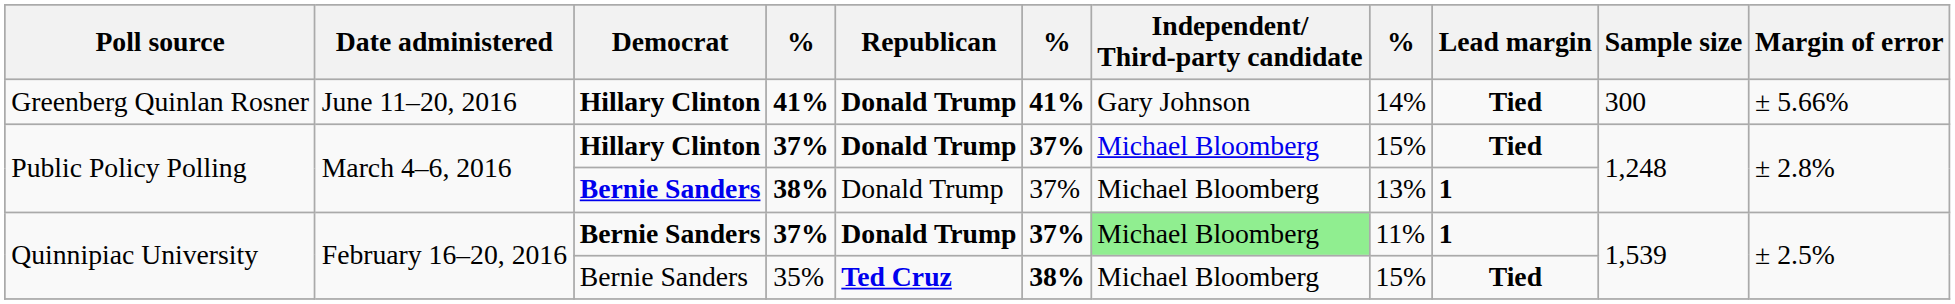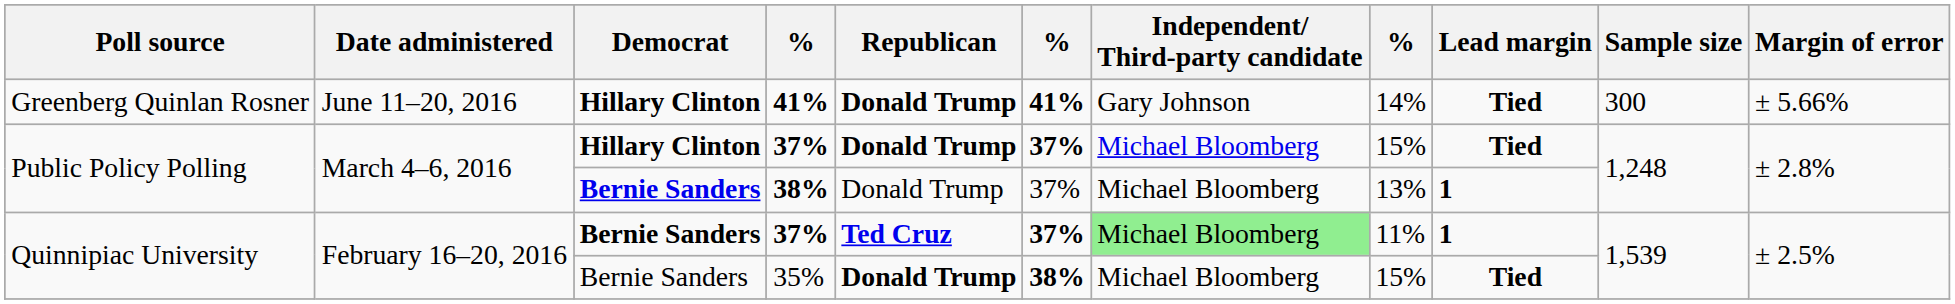(929, 233) Donald Trump -> (897, 233) Ted Cruz
(897, 277) Ted Cruz -> (929, 277) Donald Trump
